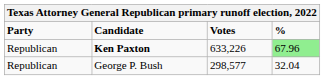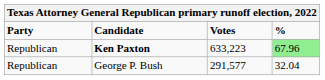(228, 48) 633,226 -> (228, 48) 633,223
(228, 65) 298,577 -> (228, 65) 291,577
